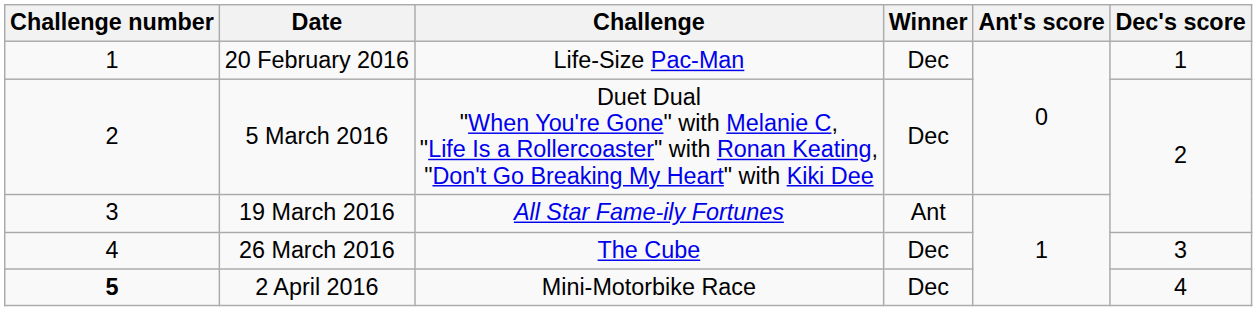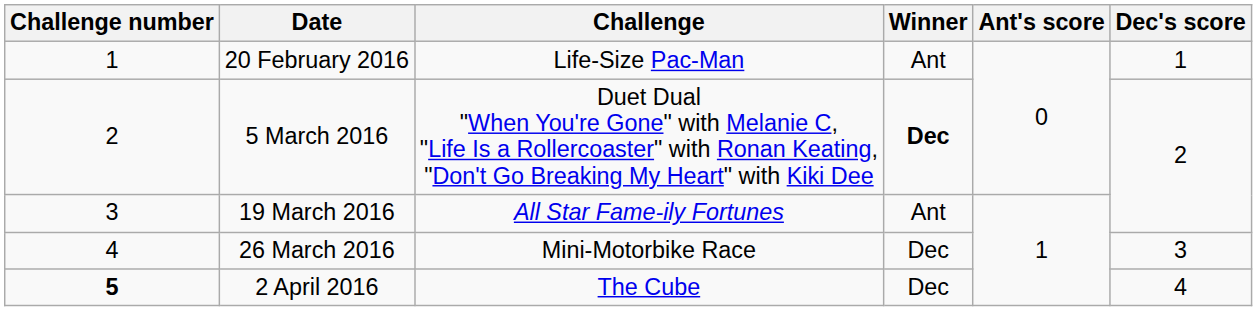(928, 60) Dec -> (928, 60) Ant
(928, 136) normal -> (928, 136) bold
(649, 250) The Cube -> (649, 250) Mini-Motorbike Race
(649, 287) Mini-Motorbike Race -> (649, 287) The Cube
